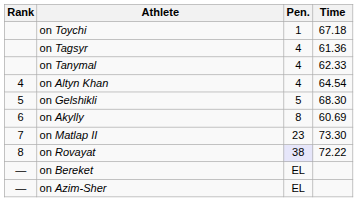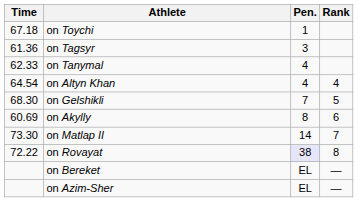columns swapped: (21, 13) <-> (333, 13)
(298, 48) 4 -> (305, 48) 3
(298, 100) 5 -> (305, 100) 7
(298, 135) 23 -> (305, 135) 14
